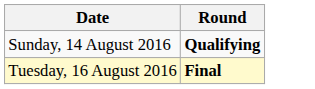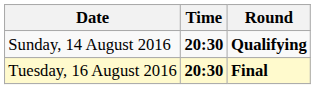+ column: (204, 17)
